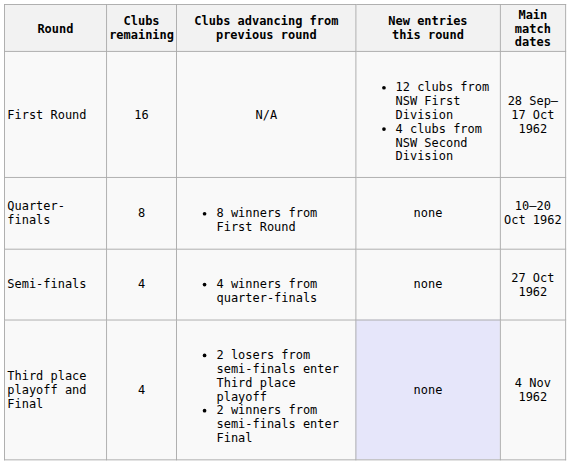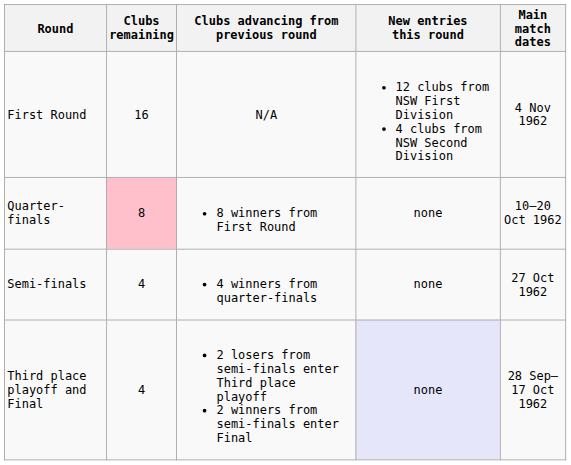(533, 115) 28 Sep–17 Oct 1962 -> (533, 115) 4 Nov 1962
(142, 213) no background -> (142, 213) pink background
(533, 390) 4 Nov 1962 -> (533, 390) 28 Sep–17 Oct 1962
